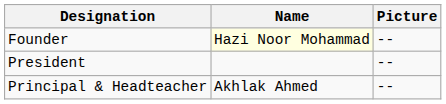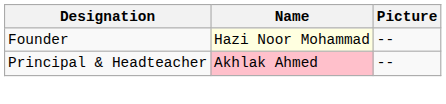- row: (47, 63)
(266, 87) no background -> (266, 63) pink background
